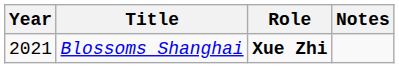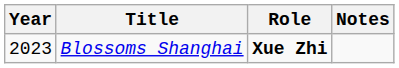(31, 49) 2021 -> (31, 49) 2023
